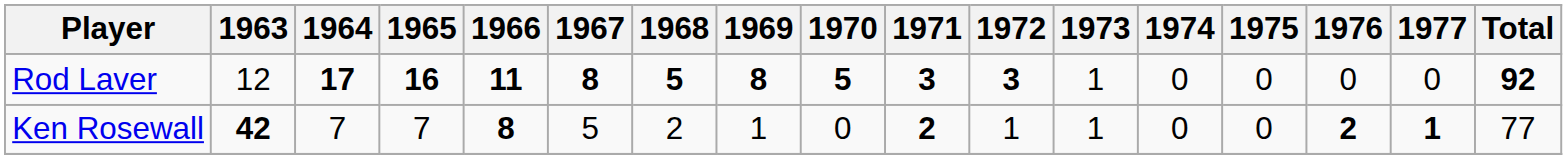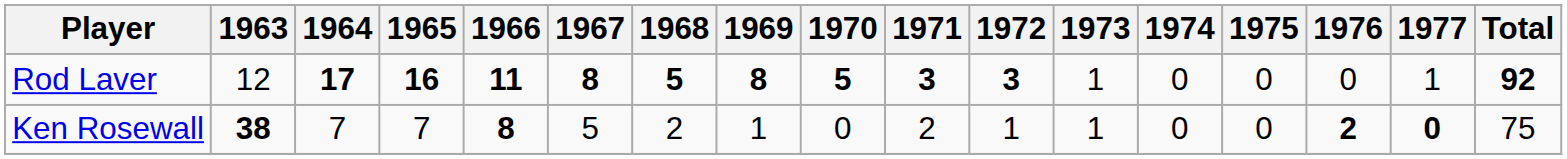(1432, 79) 0 -> (1432, 79) 1
(253, 128) 42 -> (253, 128) 38
(927, 128) bold -> (927, 128) normal
(1432, 128) 1 -> (1432, 128) 0
(1518, 128) 77 -> (1518, 128) 75
